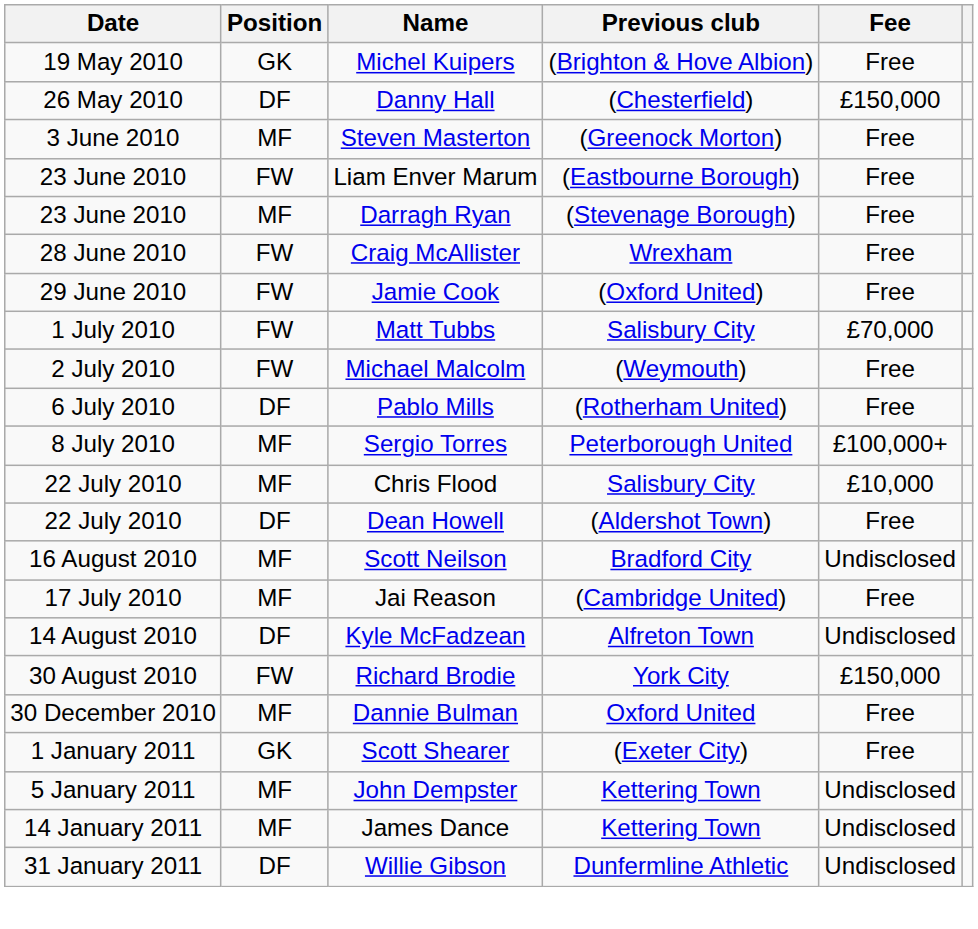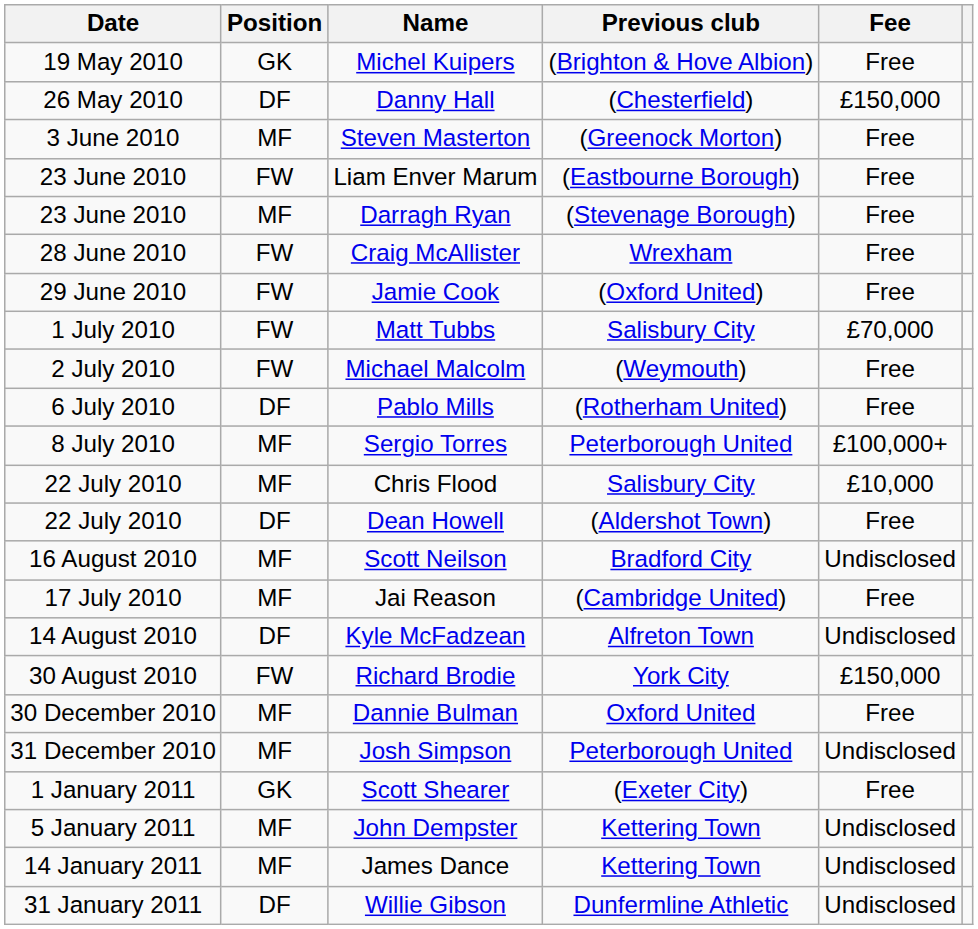+ row: (435, 751)
